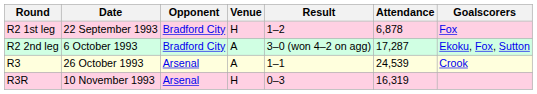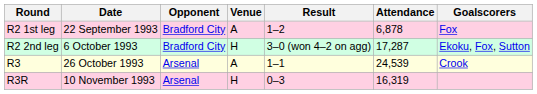(234, 30) H -> (234, 30) A
(234, 47) A -> (234, 47) H
